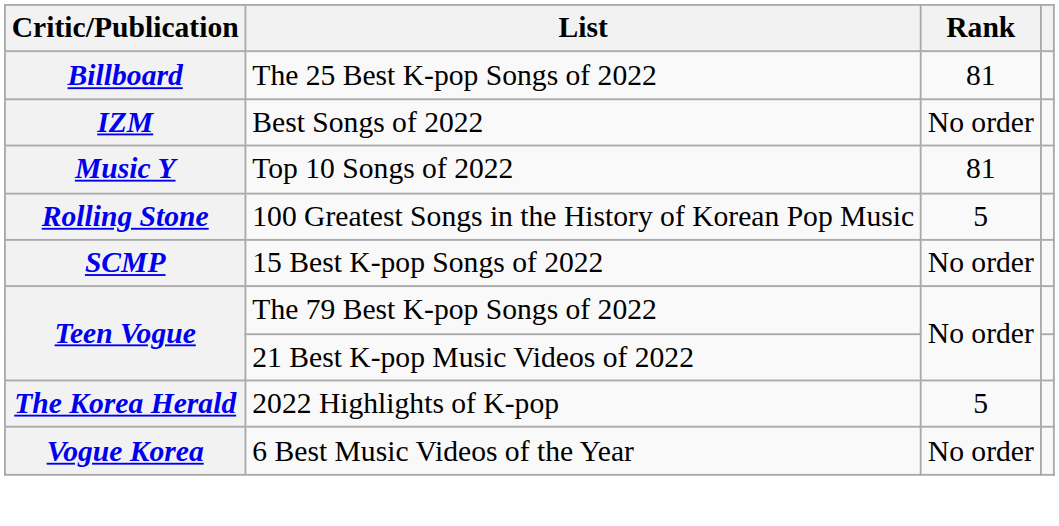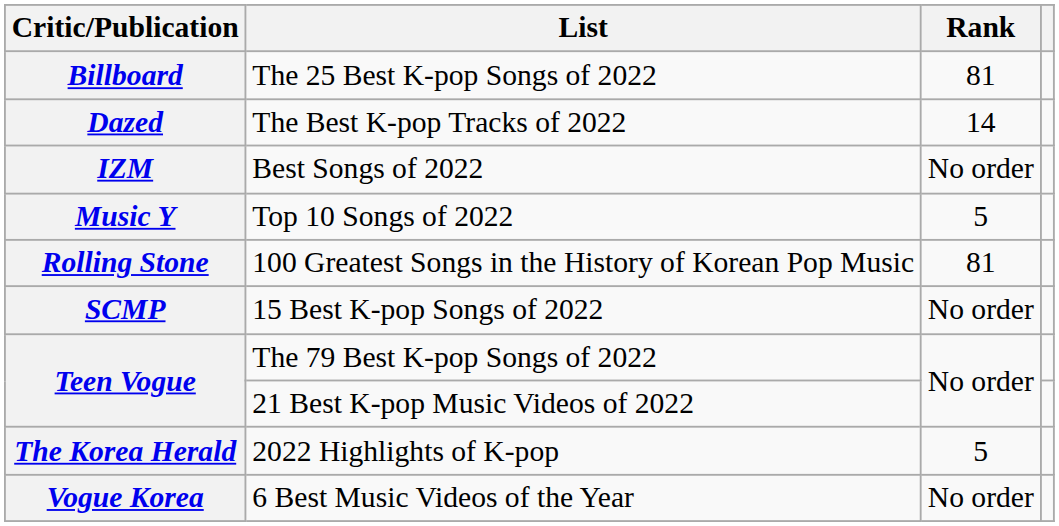+ row: (125, 121)
(981, 168) 81 -> (981, 215) 5
(981, 215) 5 -> (981, 262) 81
